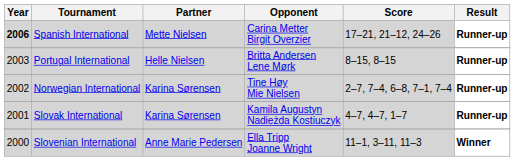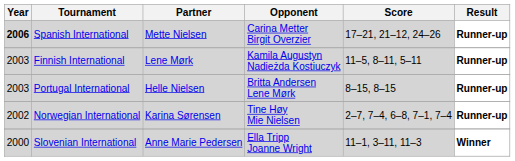+ row: (79, 61)
- row: (78, 116)
